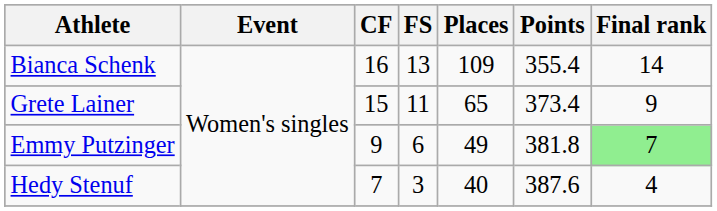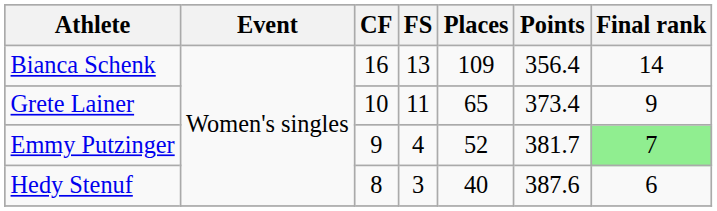(552, 65) 355.4 -> (552, 65) 356.4
(376, 105) 15 -> (376, 105) 10
(418, 145) 6 -> (418, 145) 4
(476, 145) 49 -> (476, 145) 52
(552, 145) 381.8 -> (552, 145) 381.7
(376, 185) 7 -> (376, 185) 8
(651, 185) 4 -> (651, 185) 6
